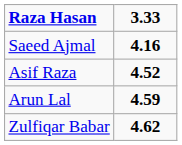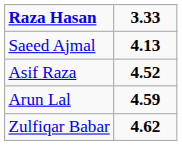(145, 45) 4.16 -> (145, 45) 4.13
